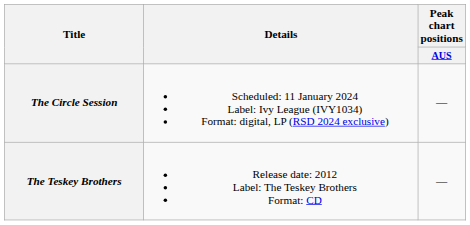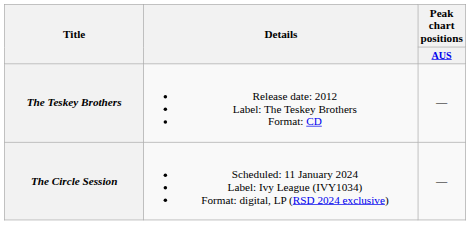rows swapped: (74, 181) <-> (74, 103)
